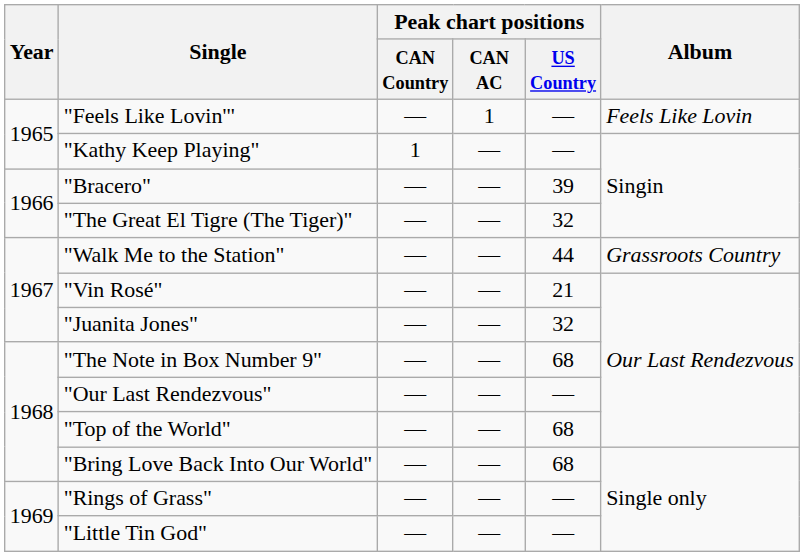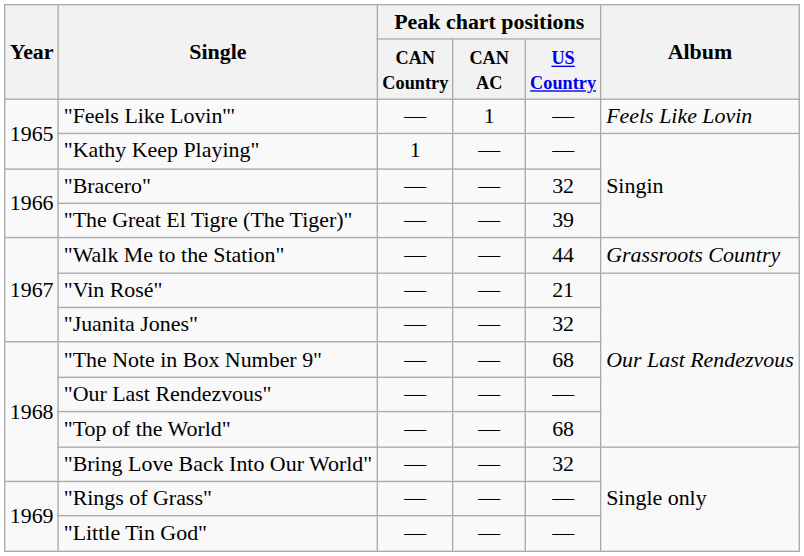(563, 185) 39 -> (563, 185) 32
(563, 220) 32 -> (563, 220) 39
(563, 463) 68 -> (563, 463) 32
